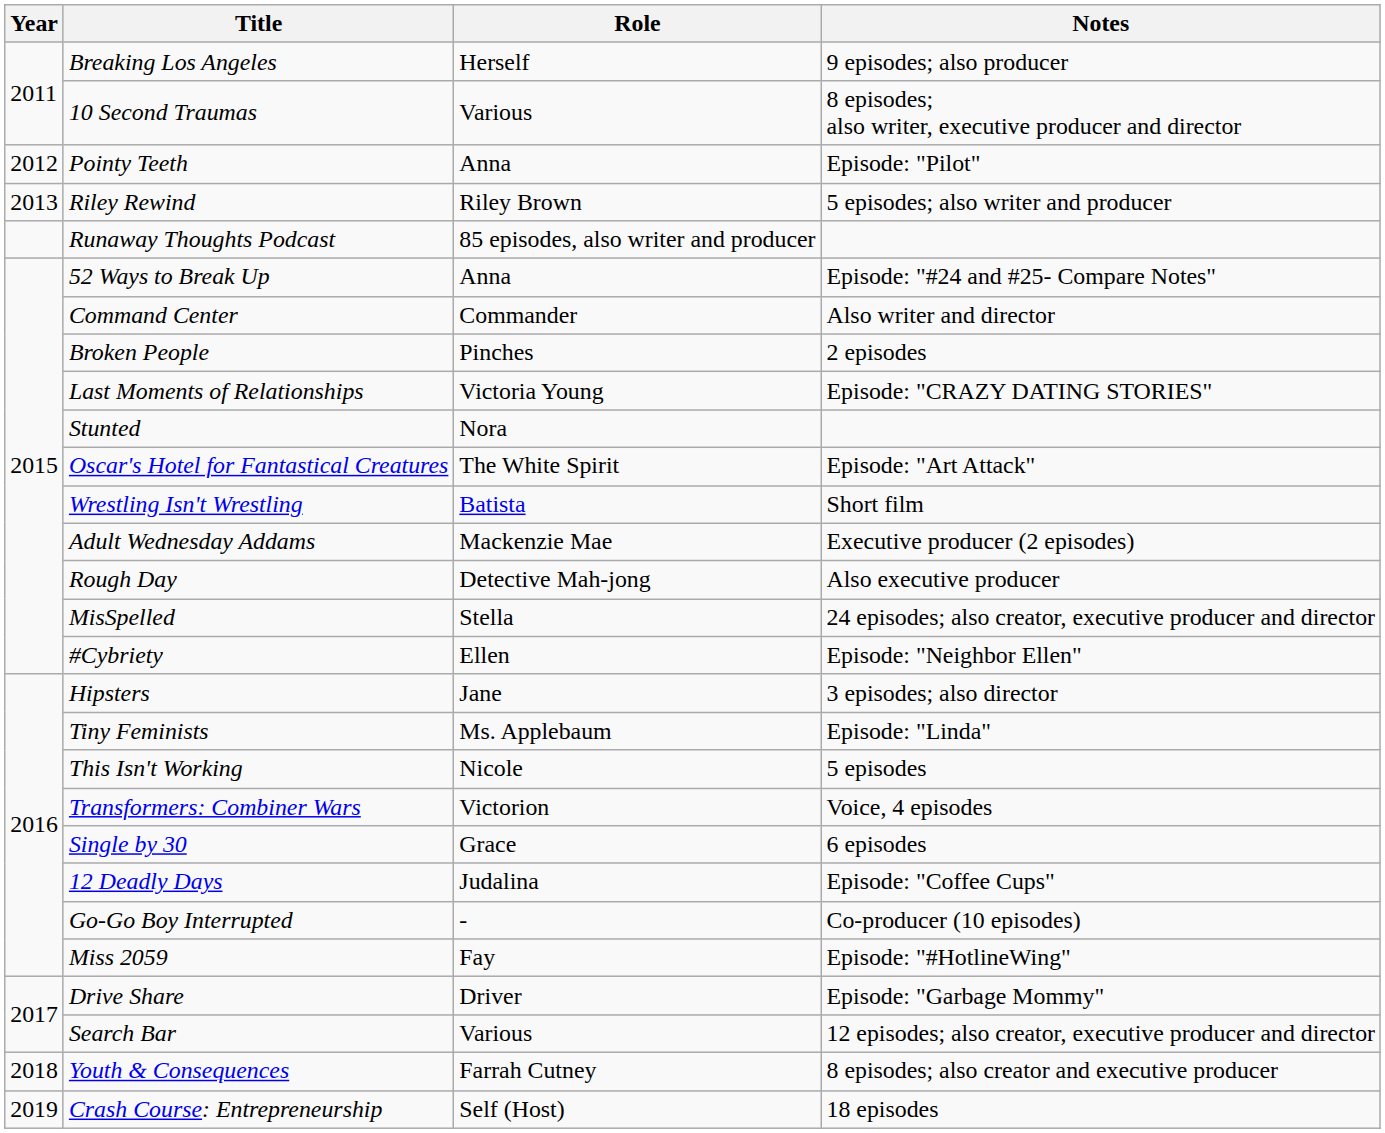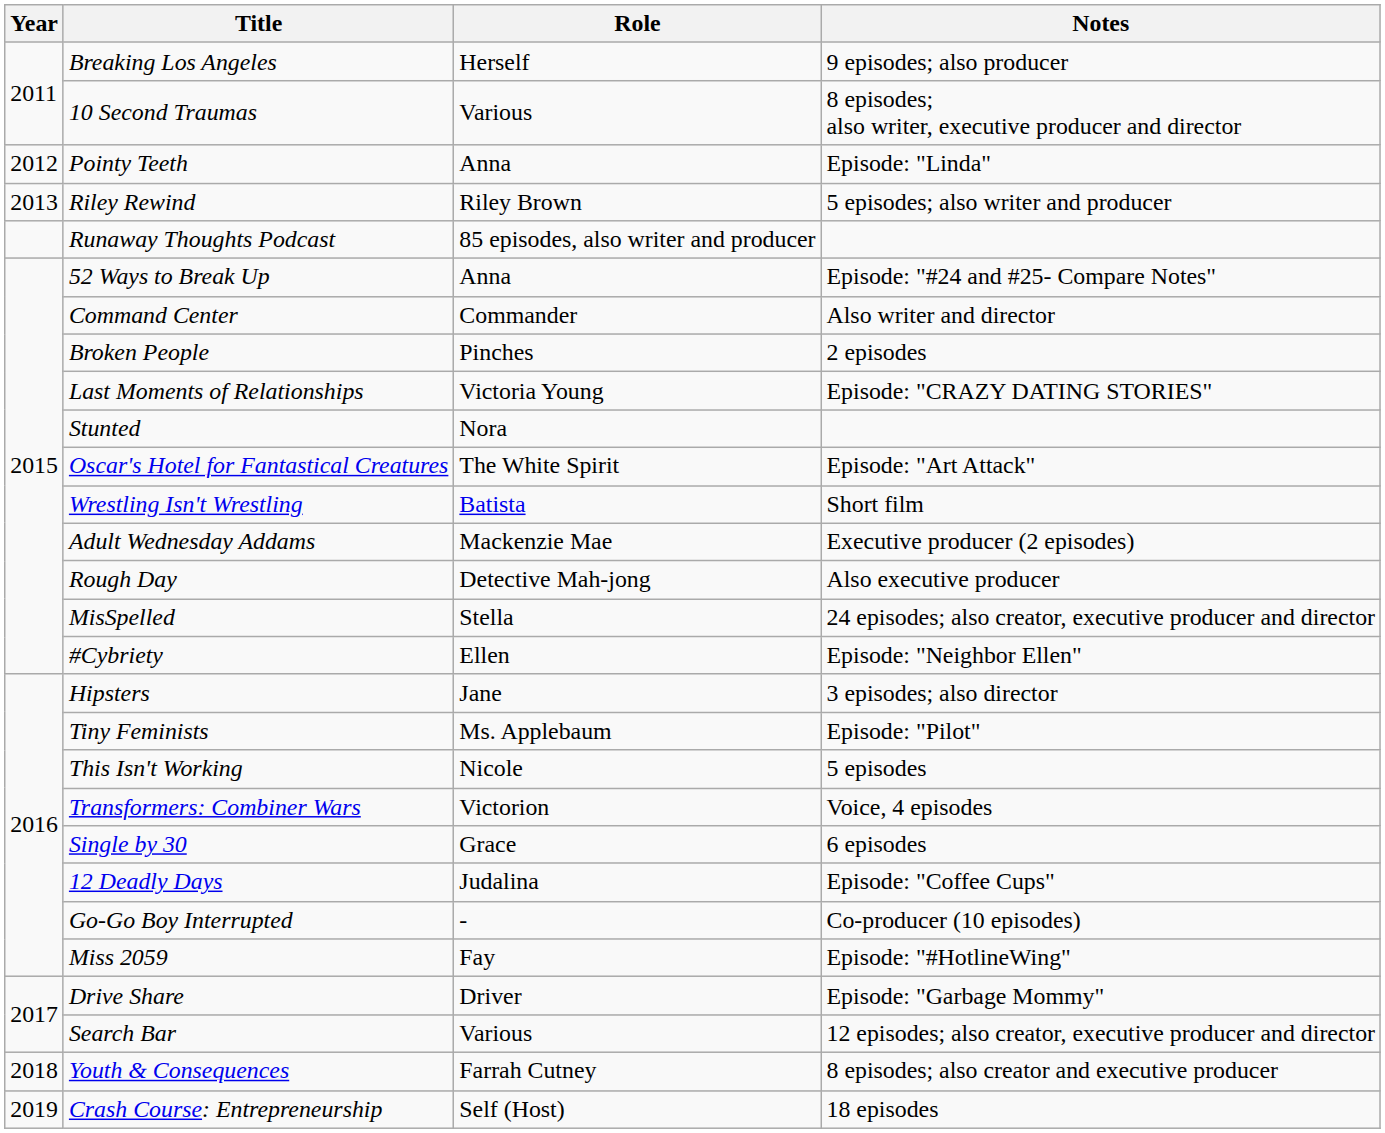(903, 163) Episode: "Pilot" -> (909, 163) Episode: "Linda"
(909, 730) Episode: "Linda" -> (903, 730) Episode: "Pilot"
